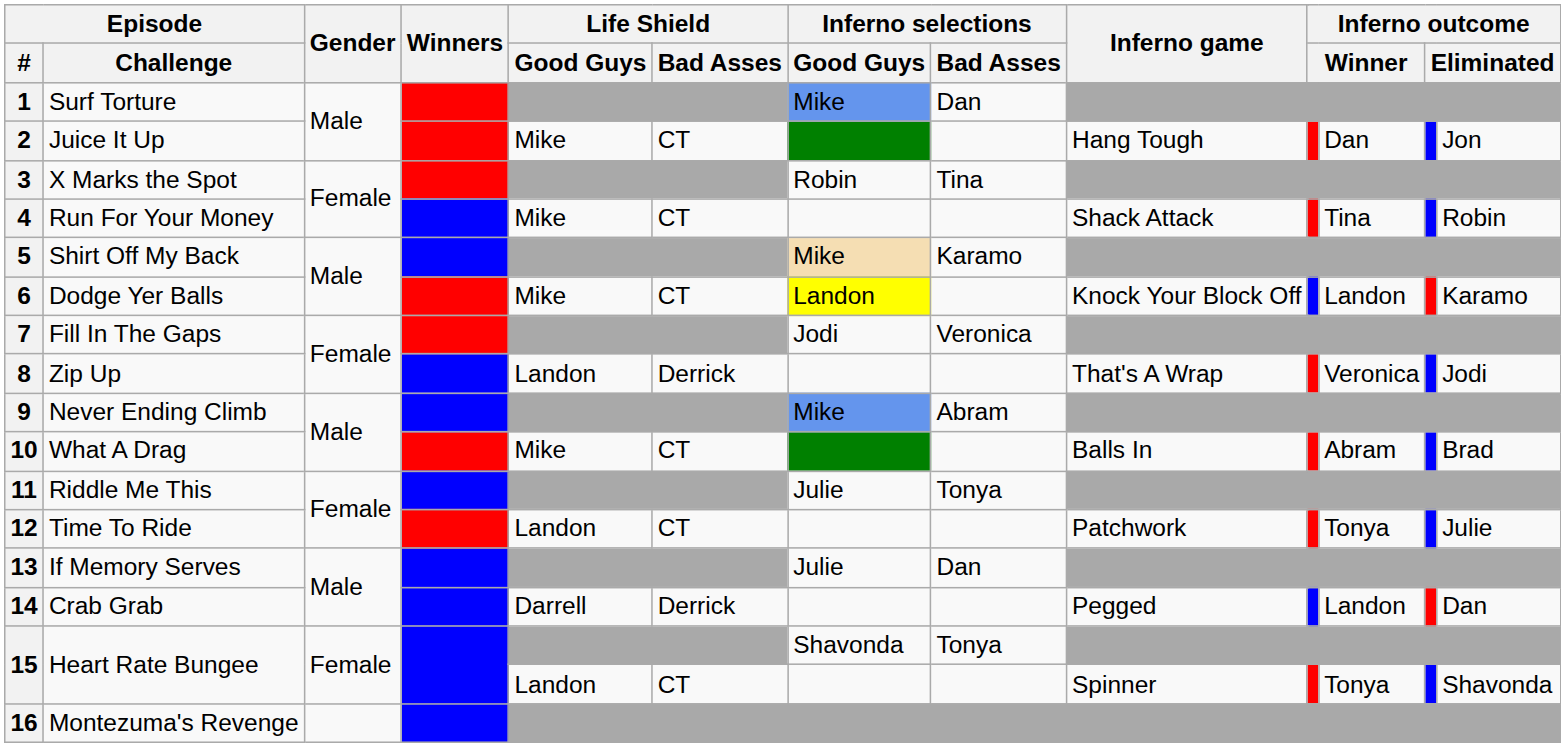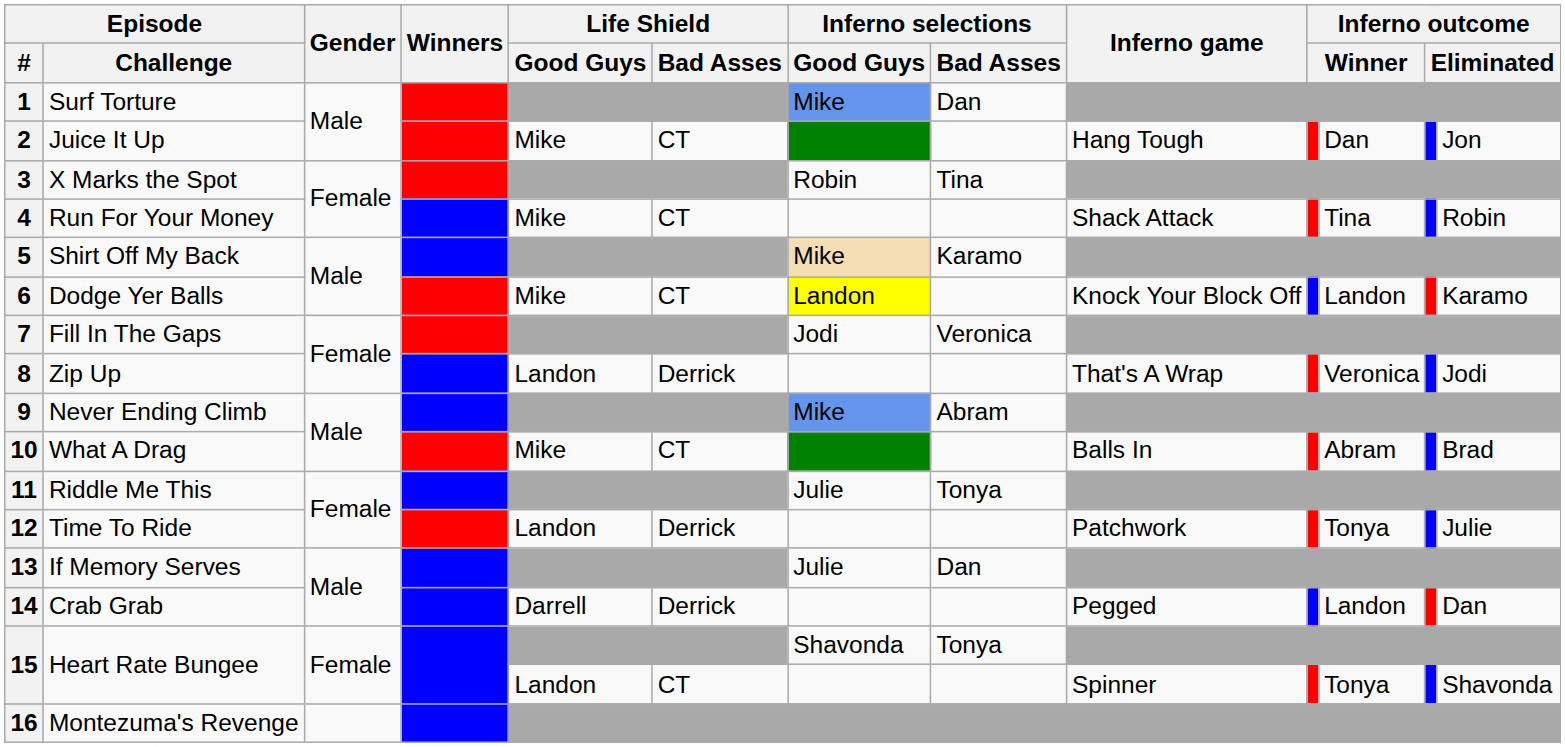(674, 528) CT -> (696, 528) Derrick
